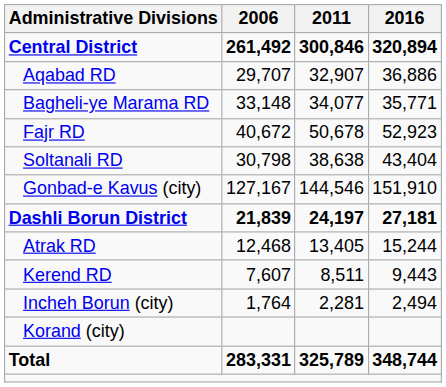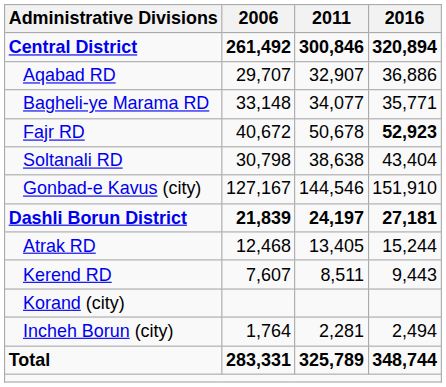(410, 132) normal -> (410, 132) bold
rows swapped: (98, 302) <-> (74, 331)
